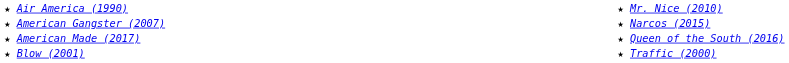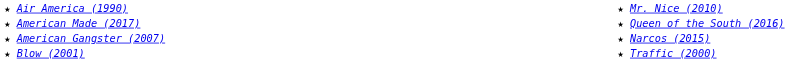rows swapped: (85, 23) <-> (72, 38)
